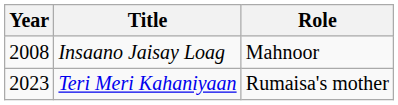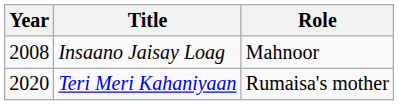(29, 83) 2023 -> (29, 83) 2020
